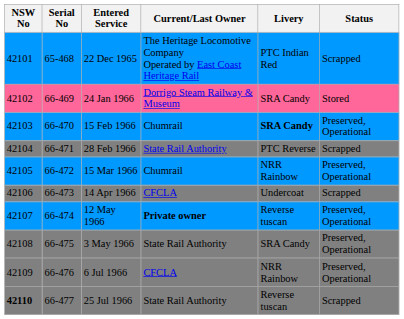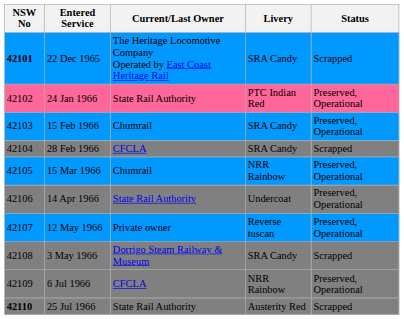- column: (62, 18)
(20, 58) normal -> (20, 58) bold
(285, 58) PTC Indian Red -> (272, 58) SRA Candy
(198, 98) Dorrigo Steam Railway & Museum -> (154, 98) State Rail Authority
(285, 98) SRA Candy -> (272, 98) PTC Indian Red
(336, 98) Stored -> (338, 98) Preserved, Operational
(287, 126) bold -> (272, 126) normal
(185, 148) State Rail Authority -> (130, 148) CFCLA
(288, 148) PTC Reverse -> (272, 148) SRA Candy
(160, 193) CFCLA -> (154, 199) State Rail Authority
(341, 193) Scrapped -> (338, 199) Preserved, Operational
(175, 215) bold -> (142, 227) normal
(185, 244) State Rail Authority -> (168, 255) Dorrigo Steam Railway & Museum
(347, 244) Preserved, Operational -> (333, 255) Scrapped
(277, 300) Reverse tuscan -> (277, 306) Austerity Red
